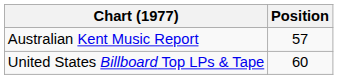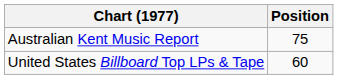(300, 39) 57 -> (300, 39) 75
